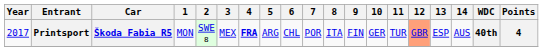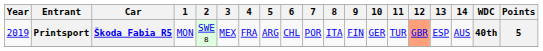(18, 33) 2017 -> (18, 33) 2019
(249, 33) bold -> (249, 33) normal
(519, 33) 4 -> (519, 33) 5
